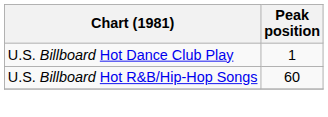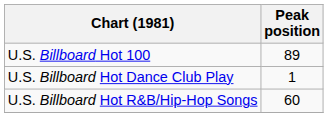+ row: (79, 54)
